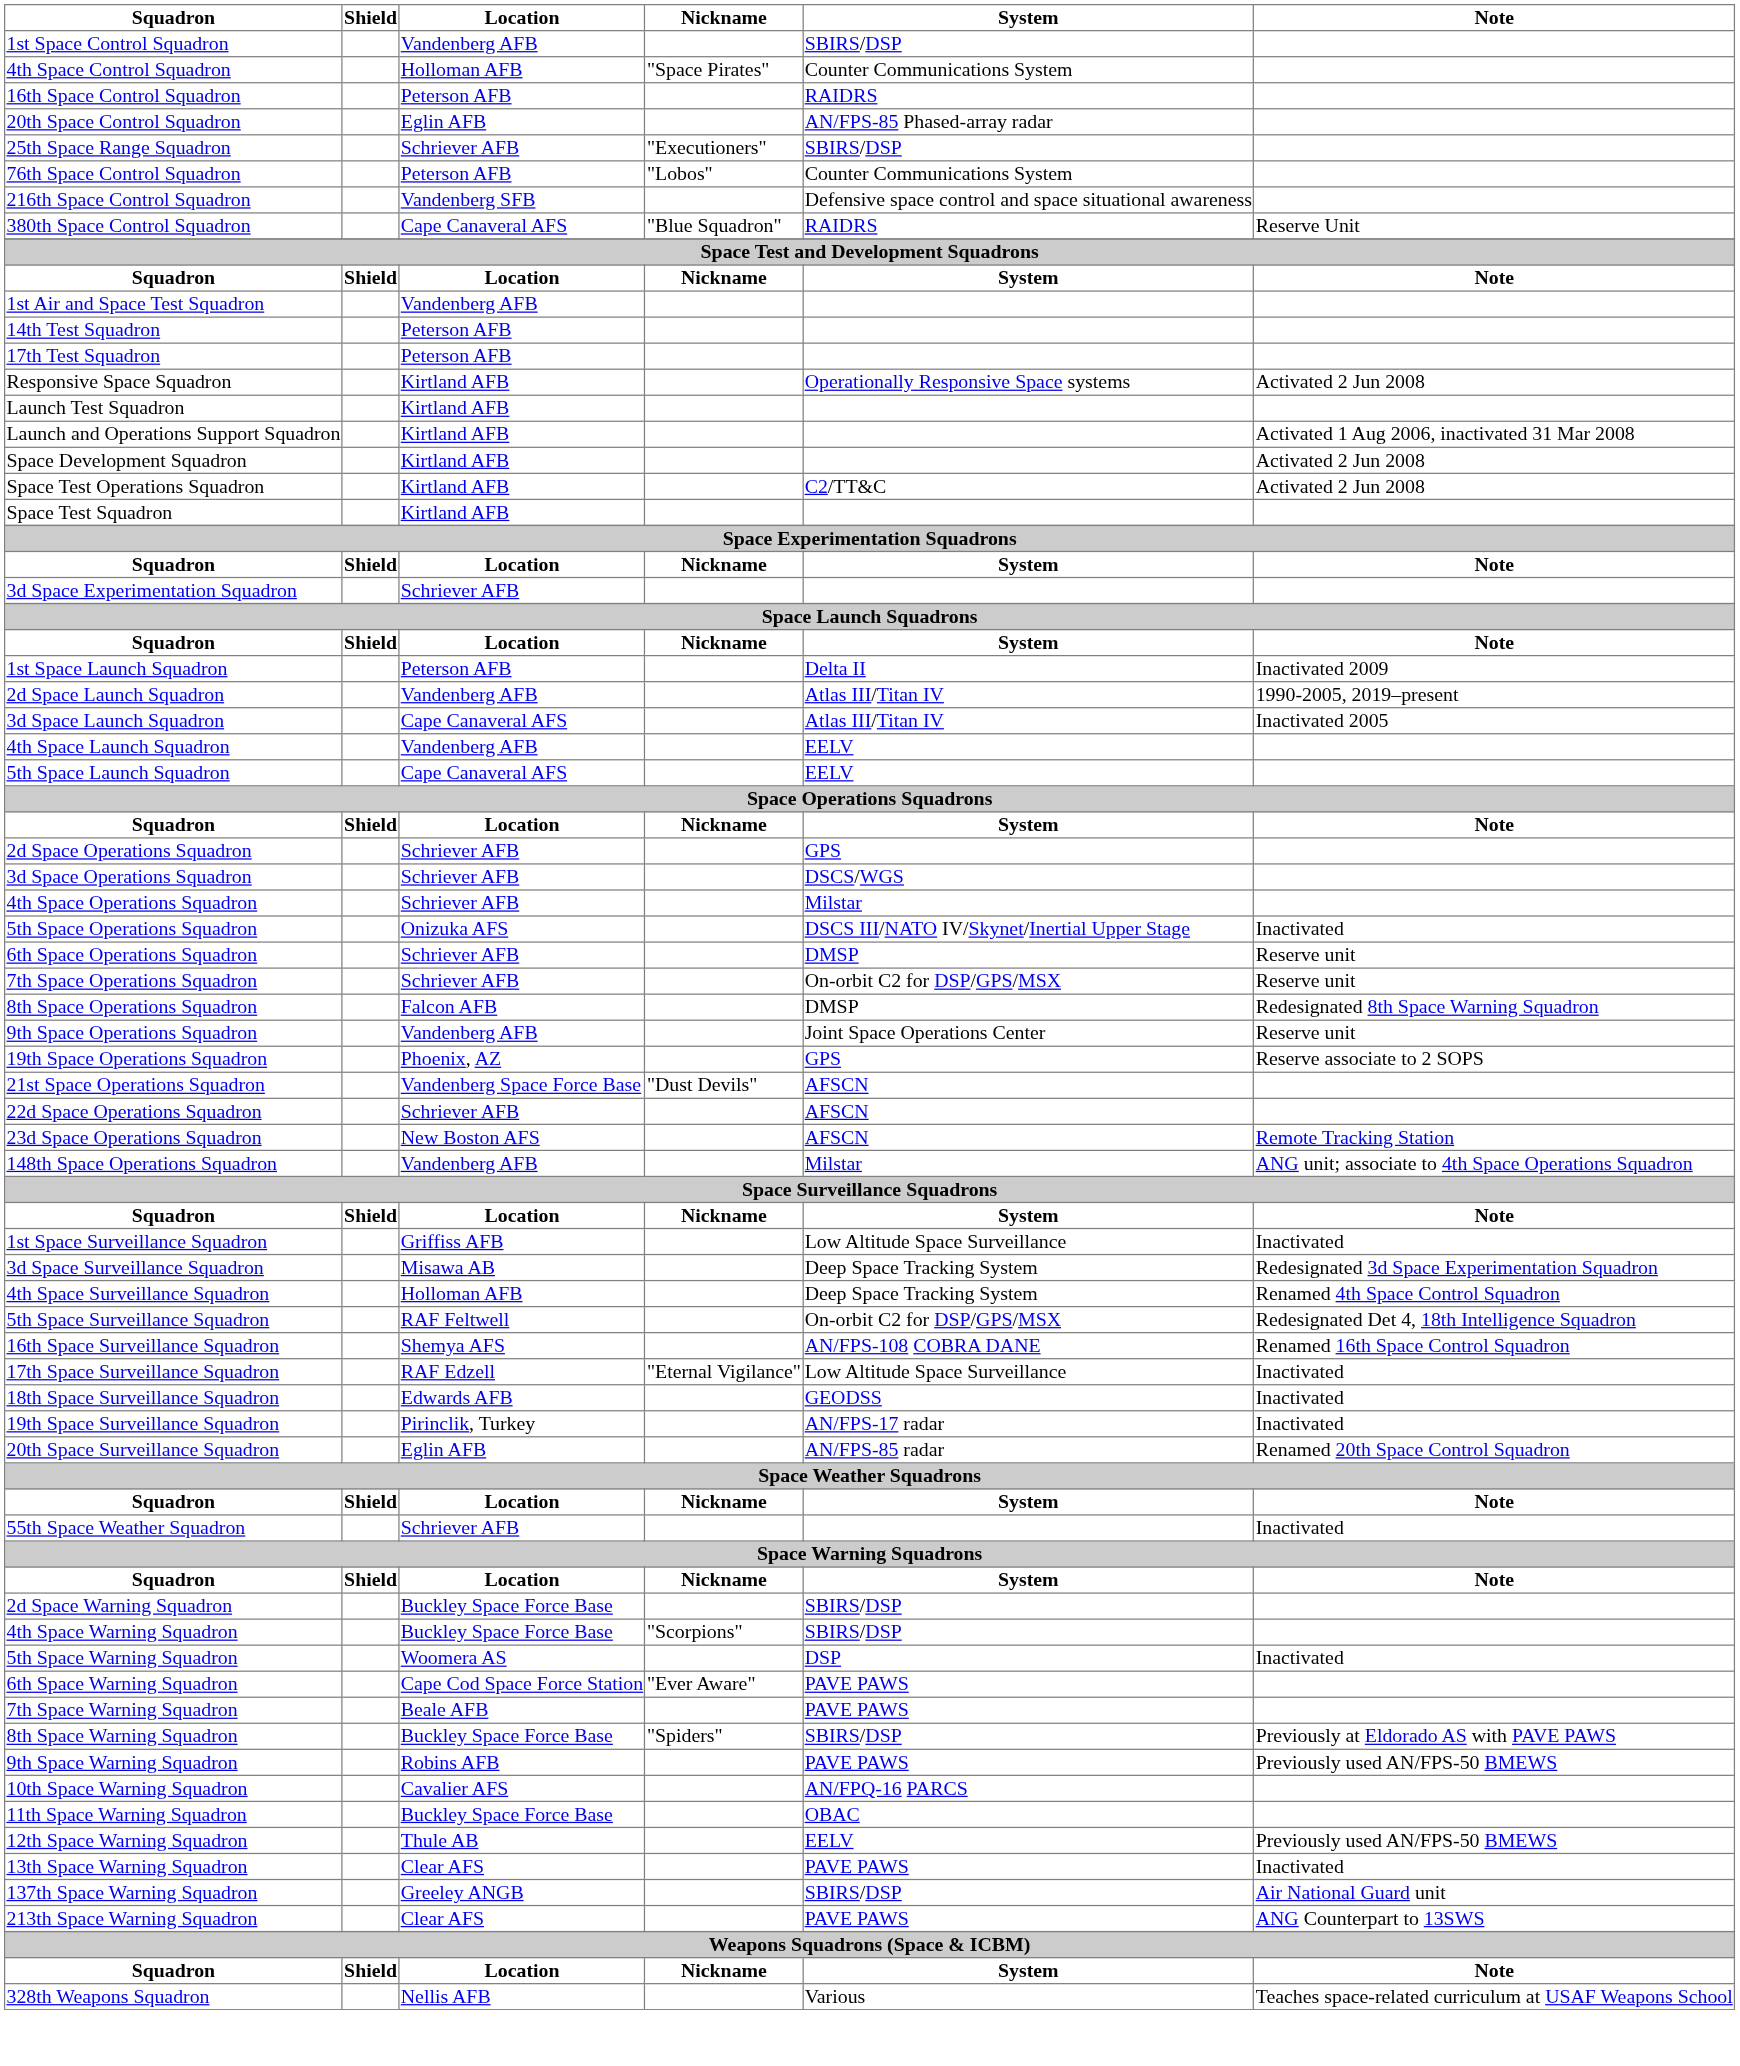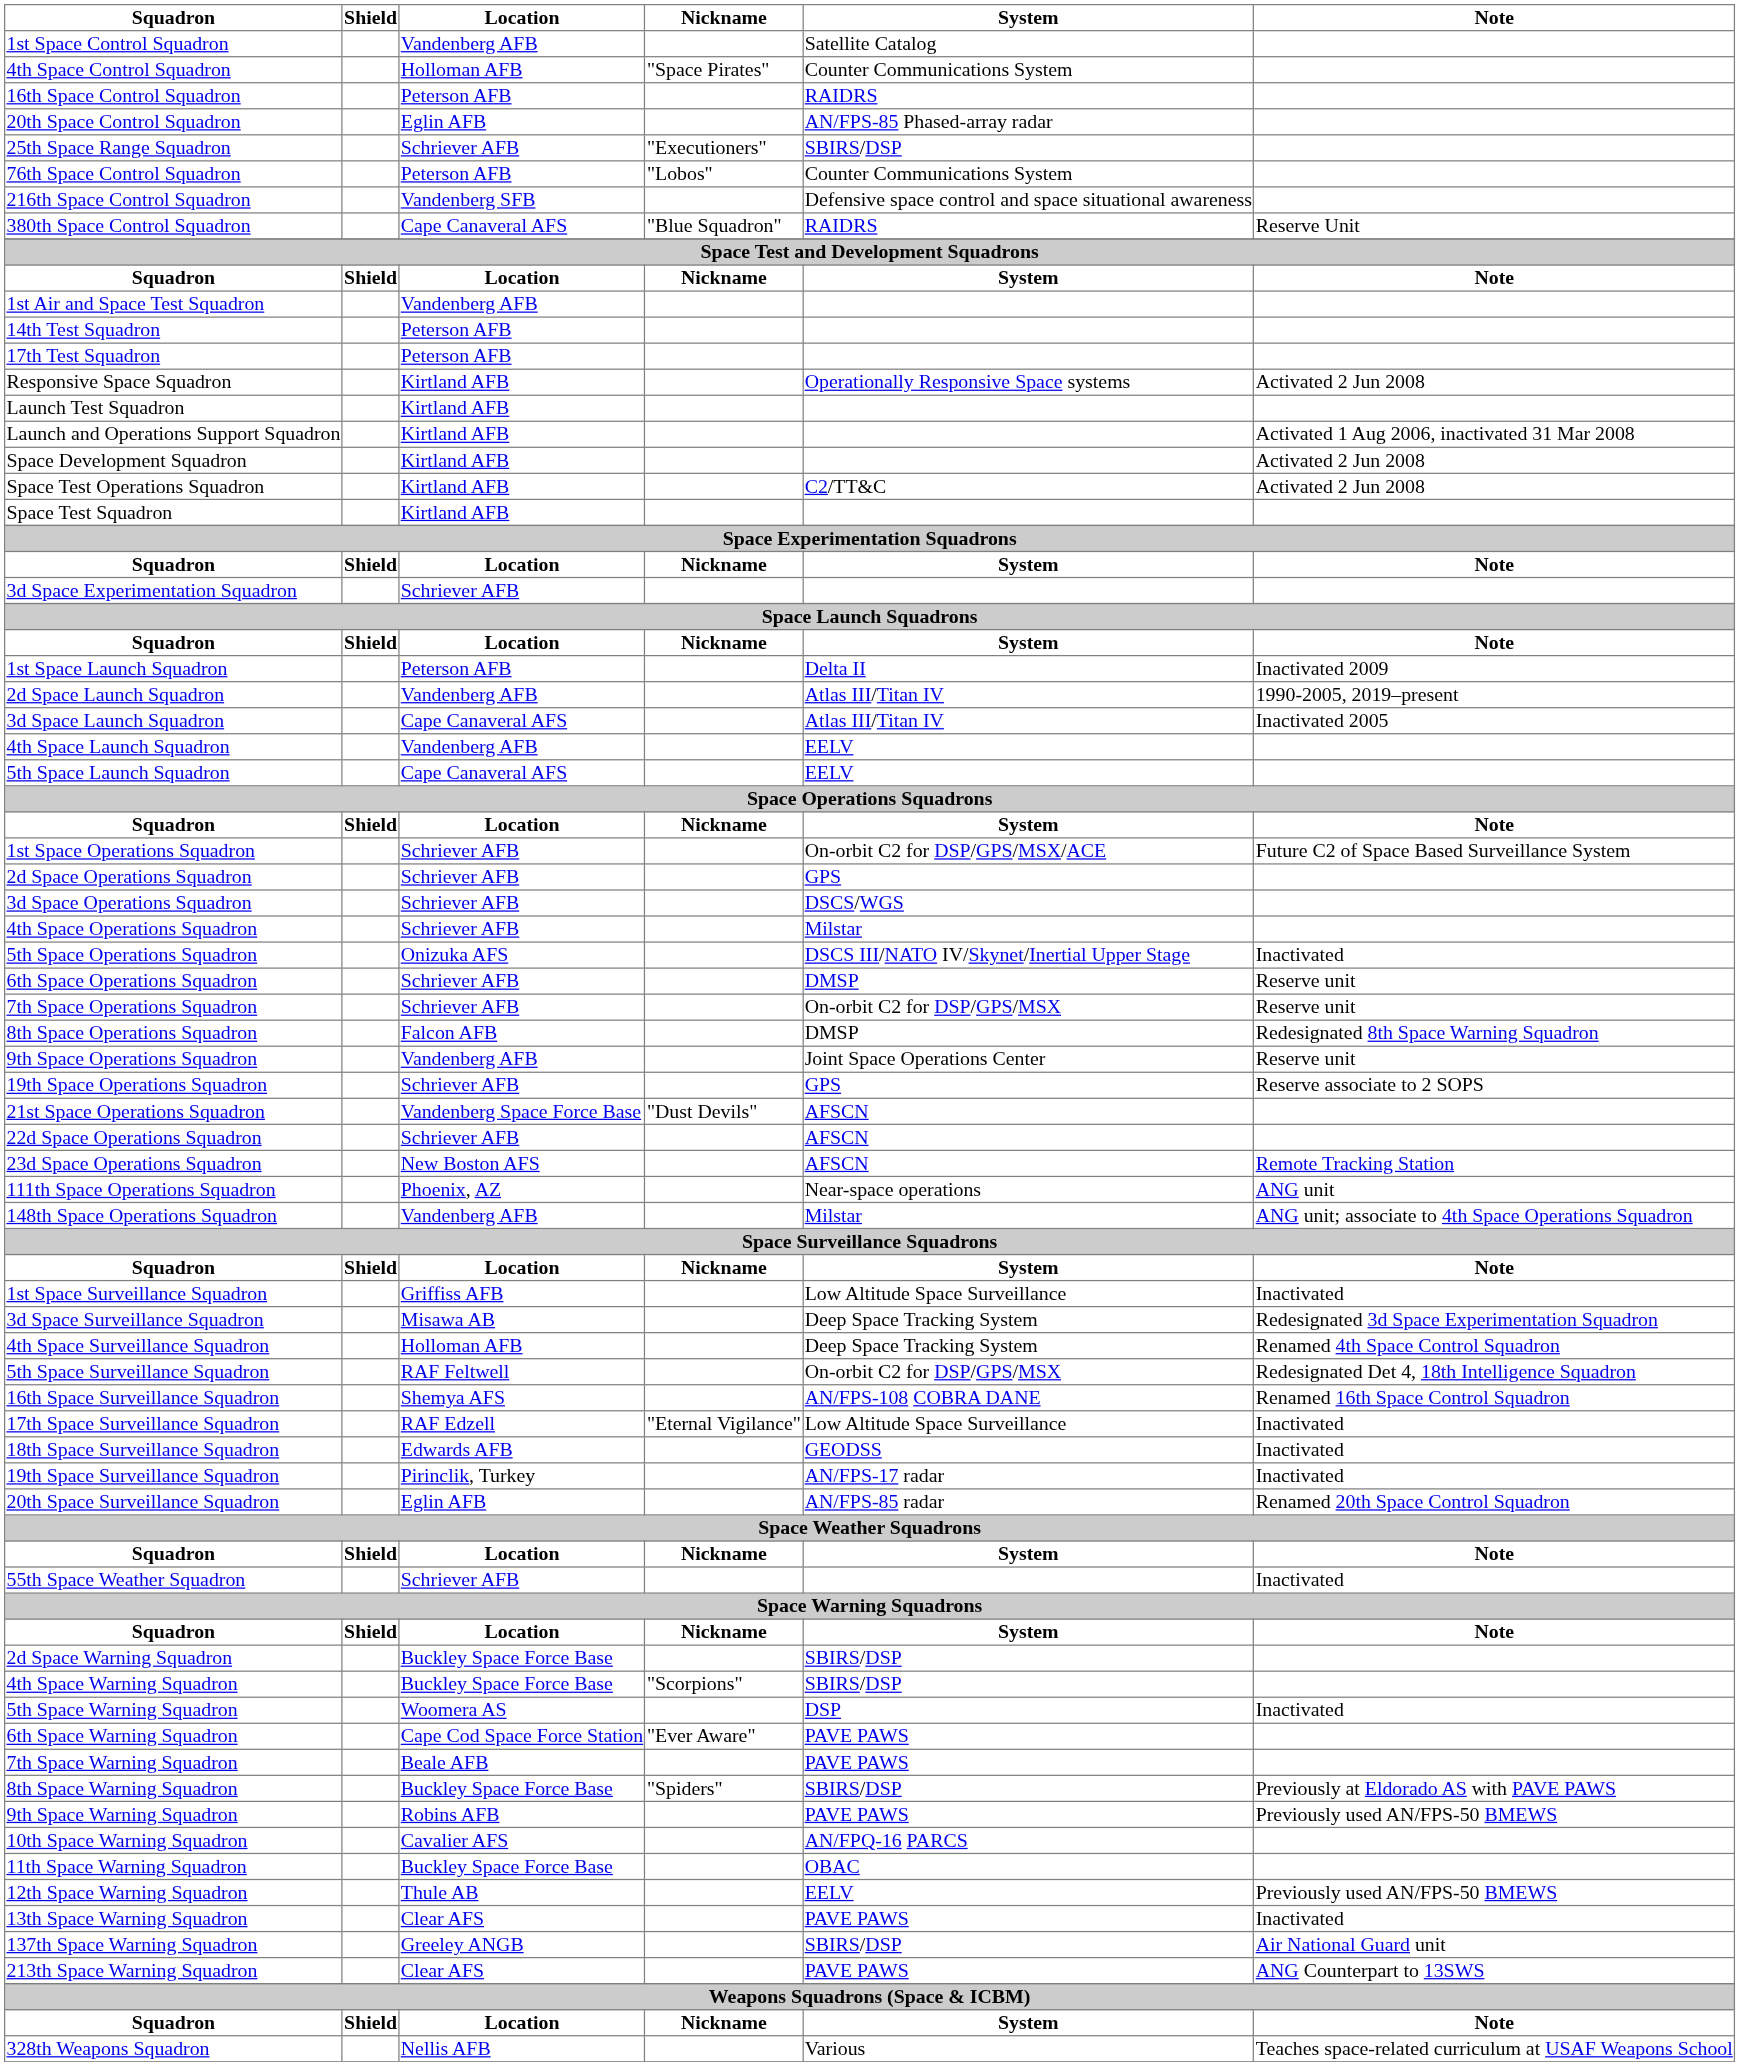(853, 43) SBIRS/DSP -> (870, 43) Satellite Catalog
+ row: (131, 850)
(451, 1059) Phoenix, AZ -> (460, 1085) Schriever AFB
+ row: (141, 1189)
